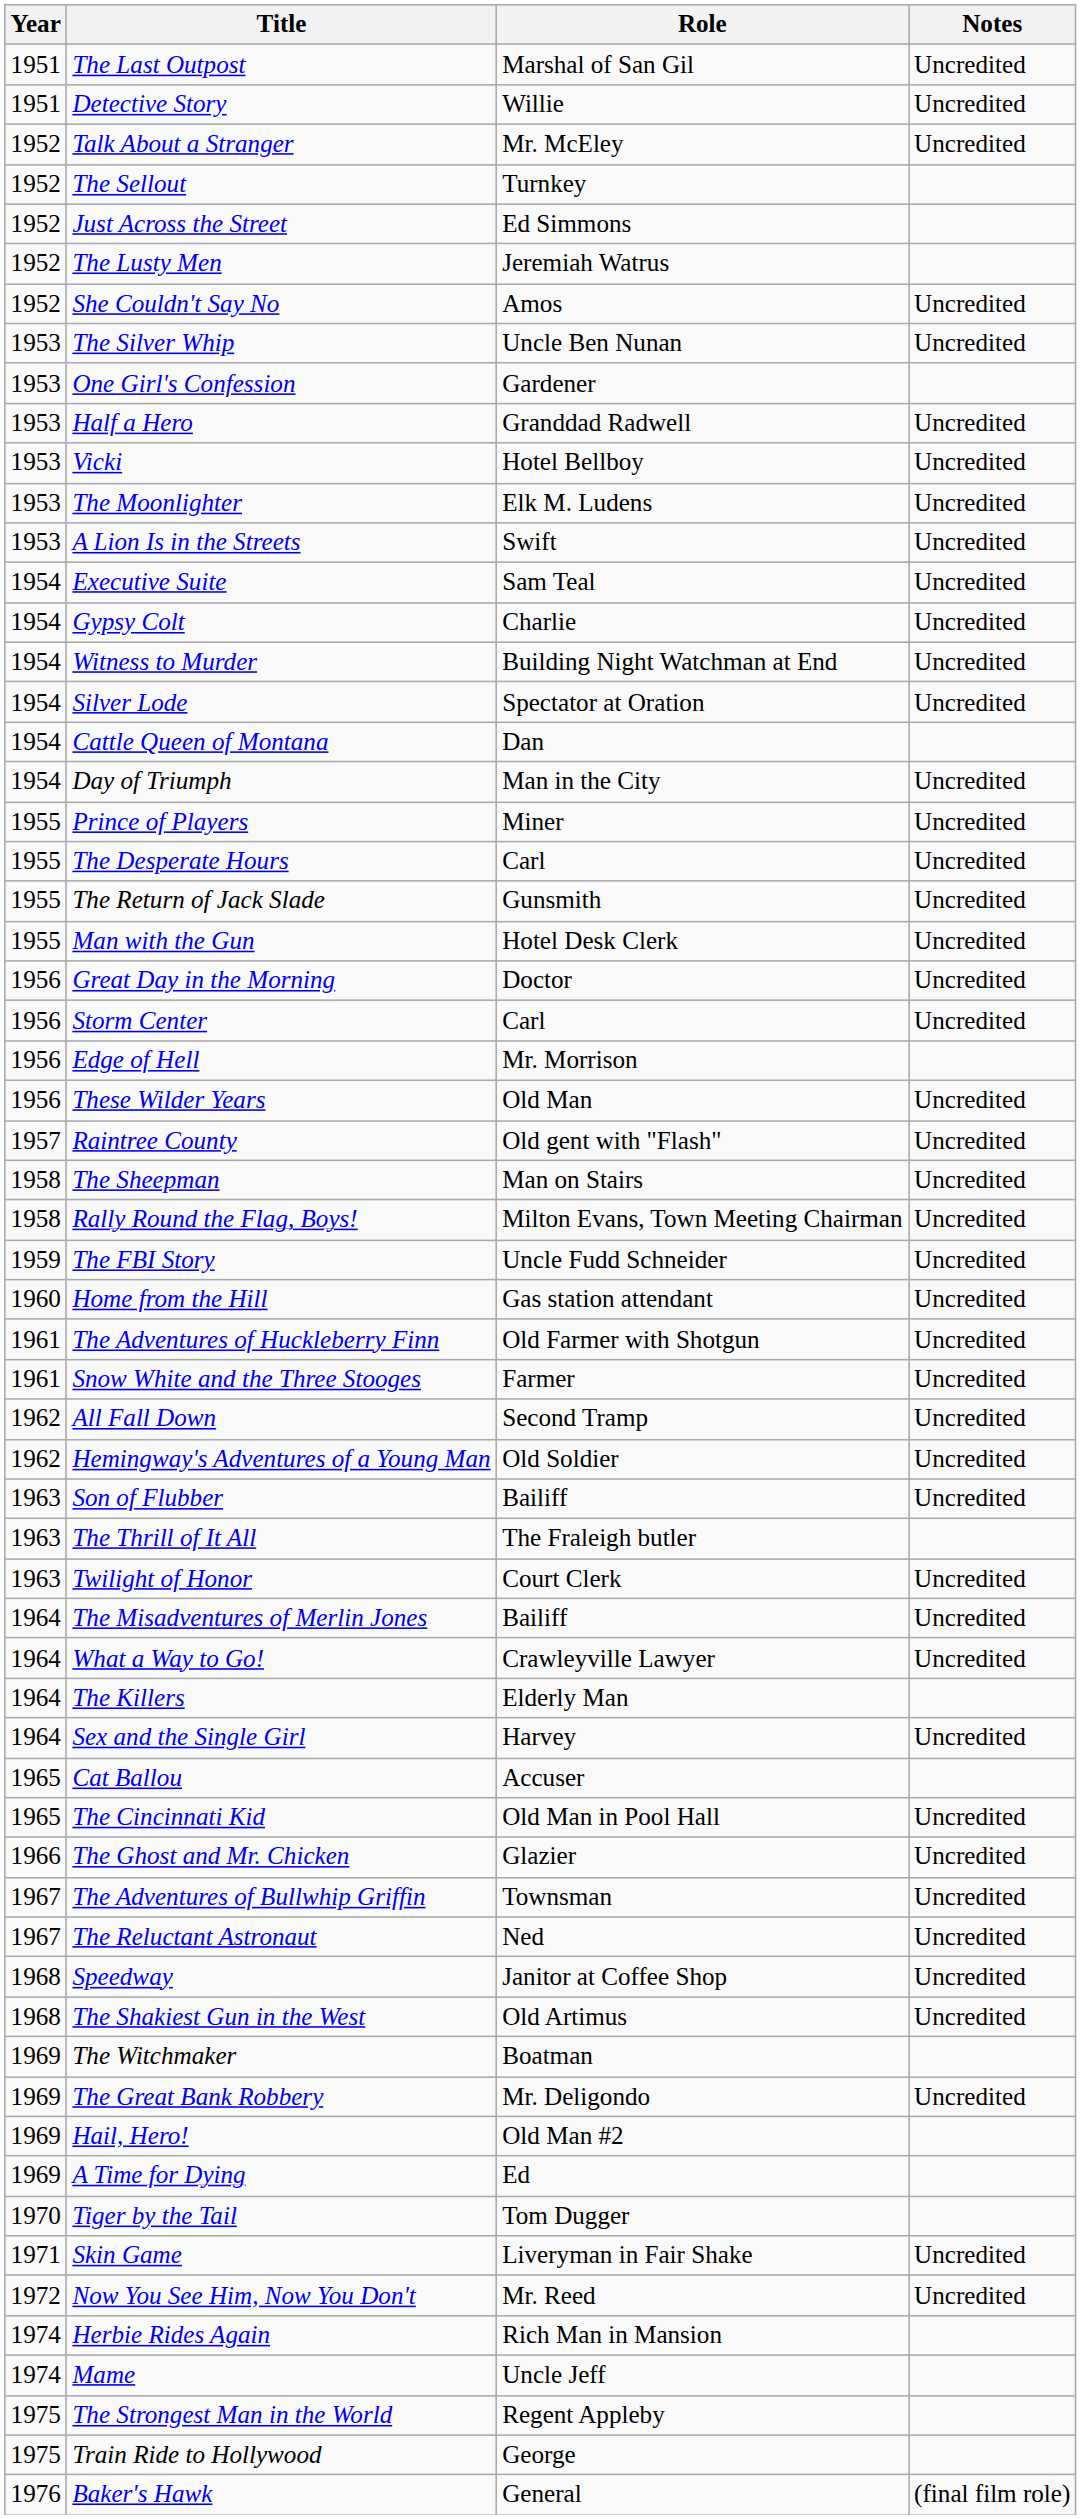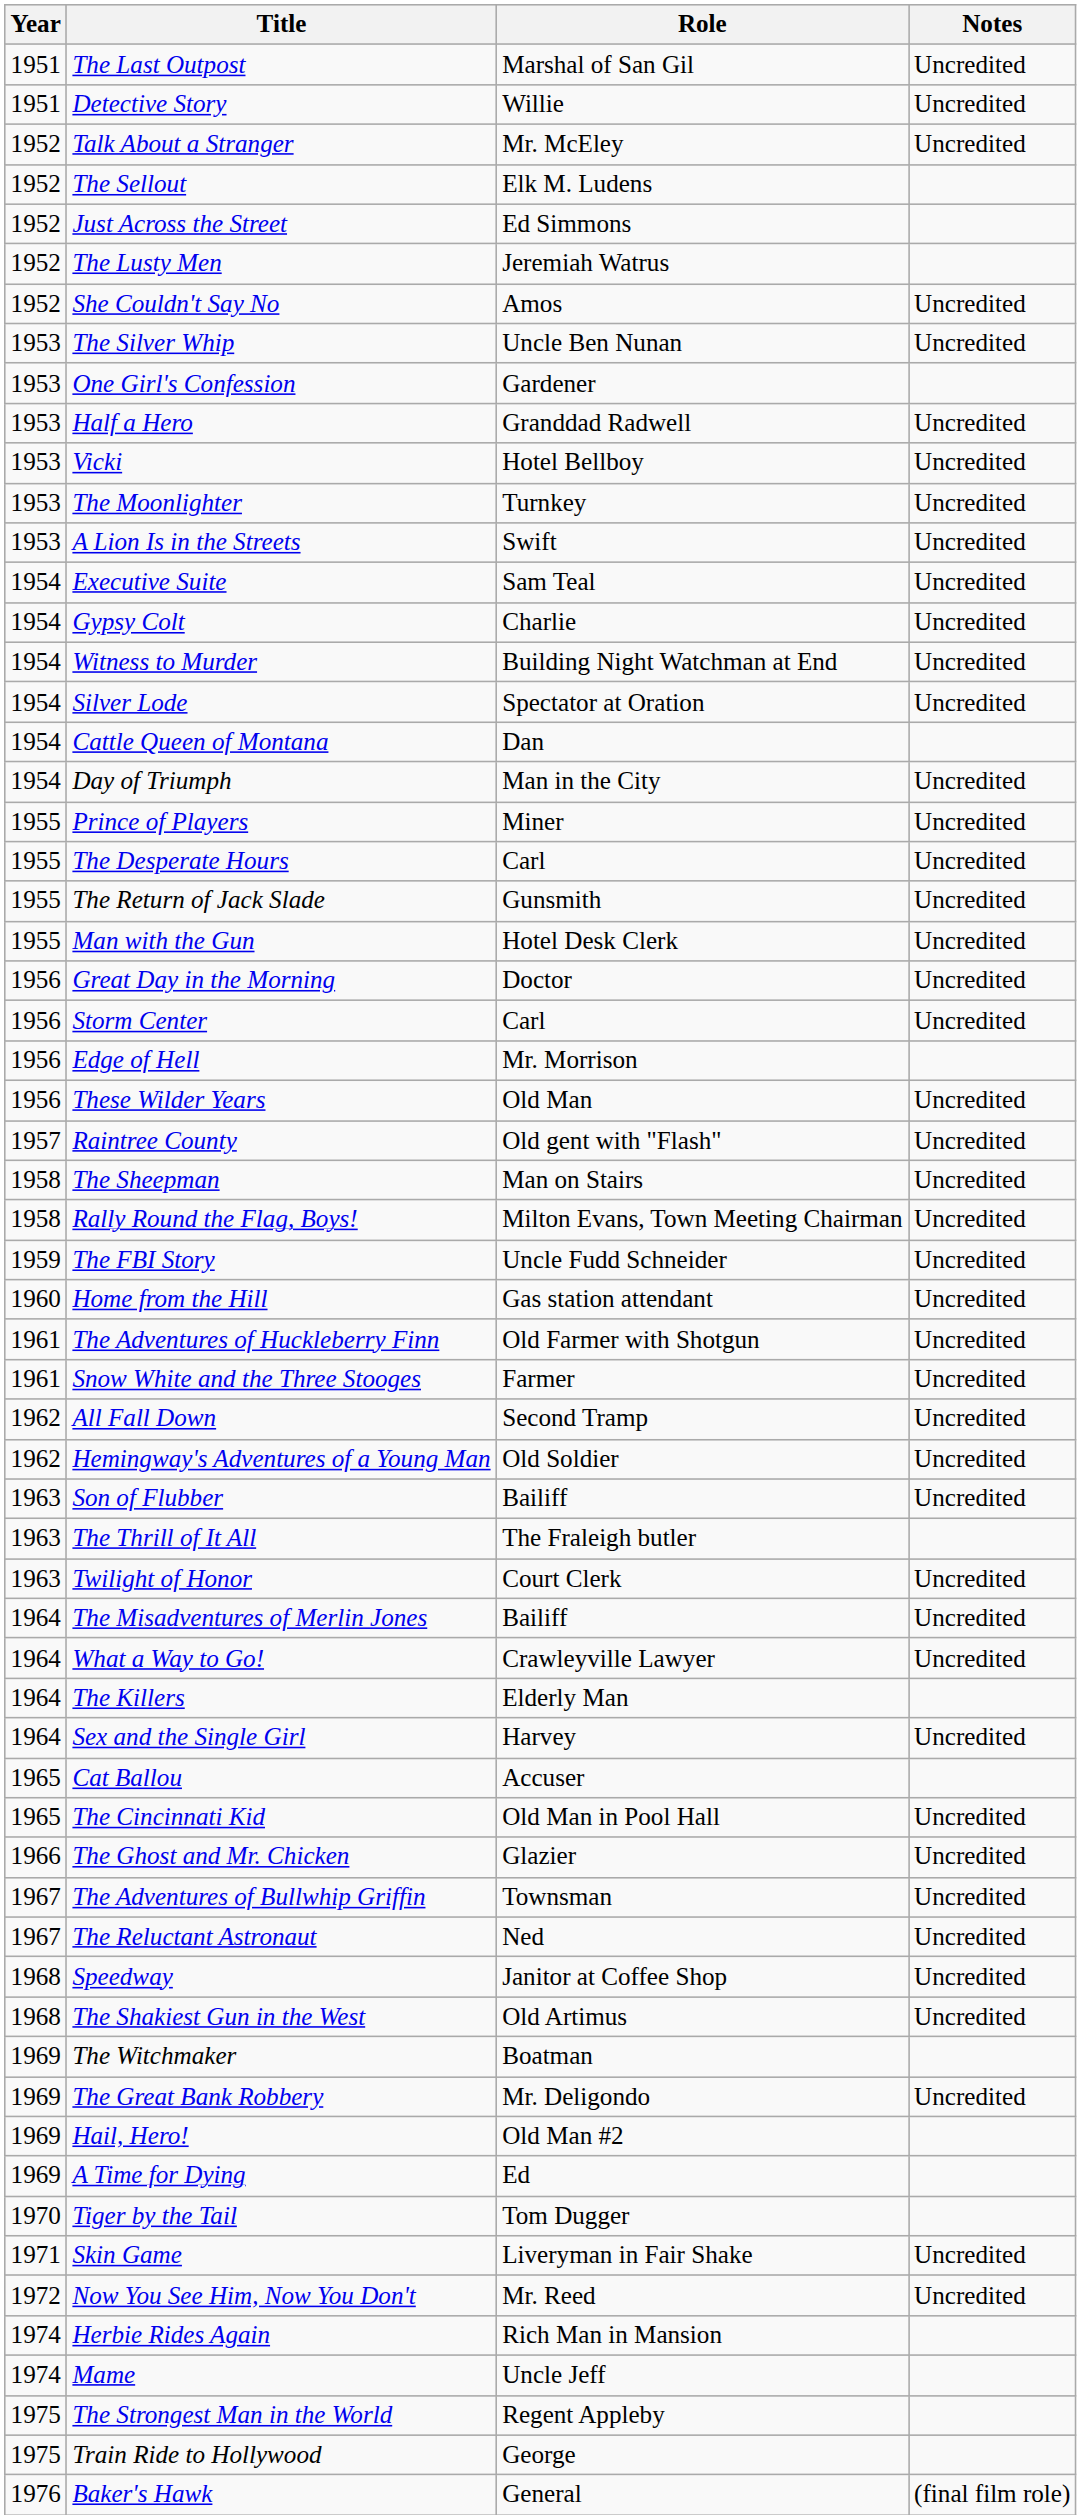(544, 183) Turnkey -> (577, 183) Elk M. Ludens
(577, 502) Elk M. Ludens -> (544, 502) Turnkey
